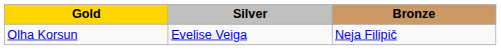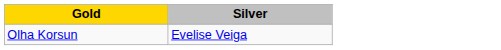- column: (414, 14)
